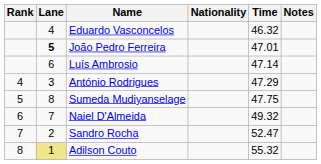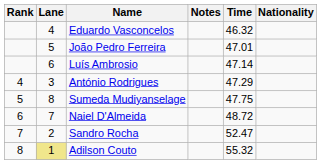columns swapped: (218, 13) <-> (299, 13)
(51, 47) bold -> (51, 47) normal
(265, 116) 49.32 -> (239, 116) 48.72
